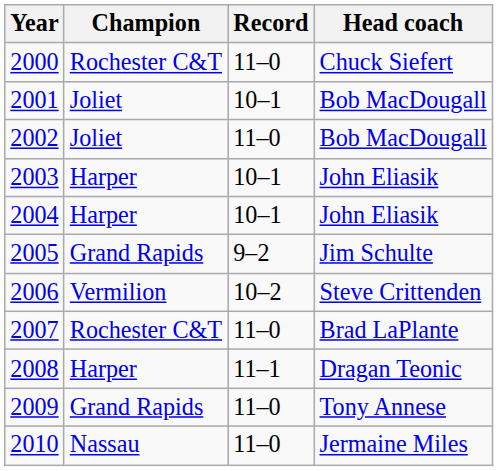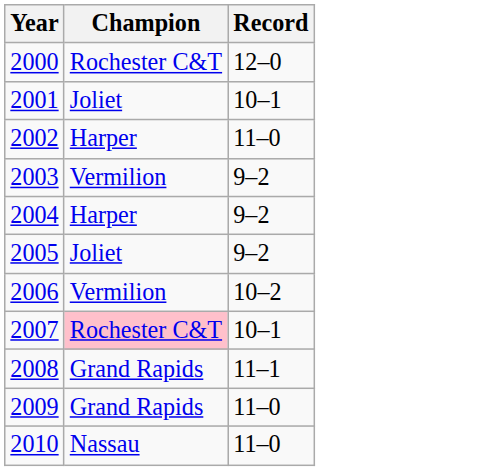- column: (403, 23)
(257, 61) 11–0 -> (257, 61) 12–0
(96, 138) Joliet -> (103, 138) Harper
(103, 176) Harper -> (118, 176) Vermilion
(257, 176) 10–1 -> (251, 176) 9–2
(257, 215) 10–1 -> (251, 215) 9–2
(137, 253) Grand Rapids -> (96, 253) Joliet
(146, 330) no background -> (146, 330) pink background
(257, 330) 11–0 -> (257, 330) 10–1
(103, 368) Harper -> (137, 368) Grand Rapids
